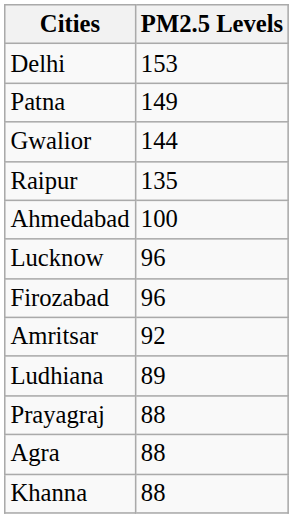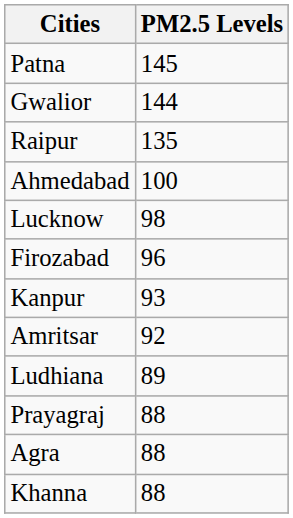- row: (38, 63)
(159, 102) 149 -> (159, 63) 145
(153, 258) 96 -> (153, 219) 98
+ row: (47, 297)
